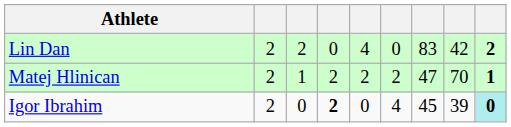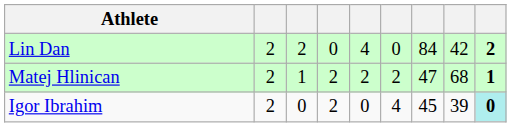(428, 48) 83 -> (428, 48) 84
(459, 77) 70 -> (459, 77) 68
(333, 106) bold -> (333, 106) normal
